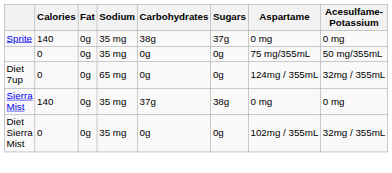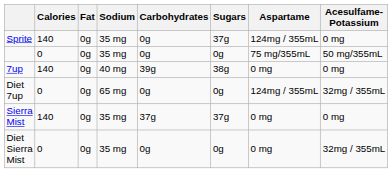(148, 38) 38g -> (145, 38) 0g
(261, 38) 0 mg -> (284, 38) 124mg / 355mL
+ row: (15, 69)
(221, 101) 38g -> (221, 117) 37g
(284, 133) 102mg / 355mL -> (261, 149) 0 mg
